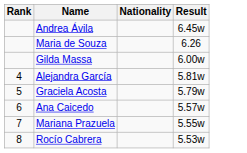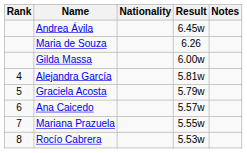+ column: (225, 12)
